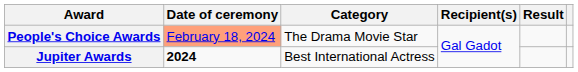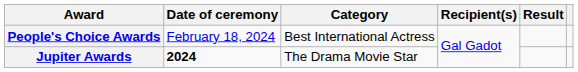(221, 36) lightsalmon background -> (221, 36) no background
(351, 36) The Drama Movie Star -> (359, 36) Best International Actress
(359, 57) Best International Actress -> (351, 57) The Drama Movie Star
